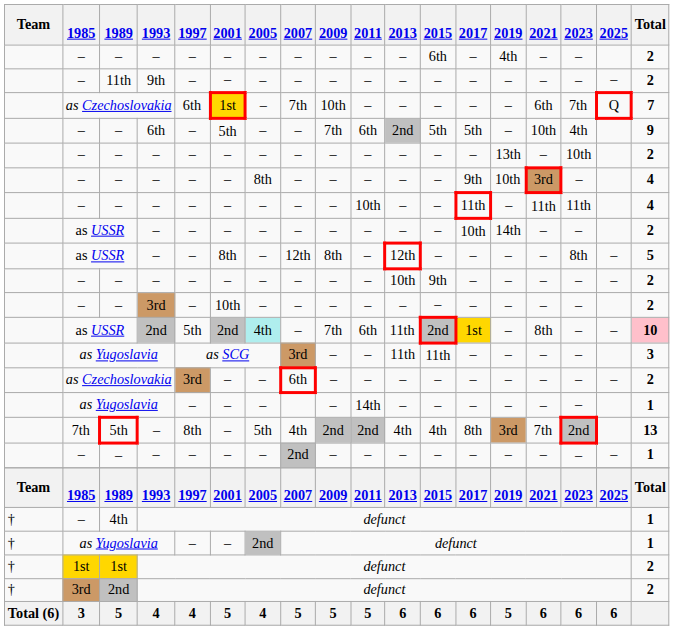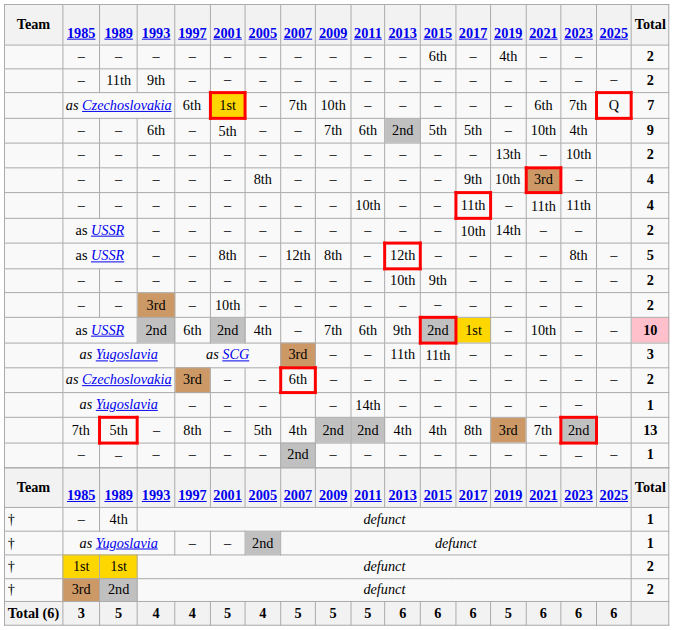(192, 330) 5th -> (192, 330) 6th
(263, 330) paleturquoise background -> (263, 330) no background
(402, 330) 11th -> (402, 330) 9th
(543, 330) 8th -> (543, 330) 10th
